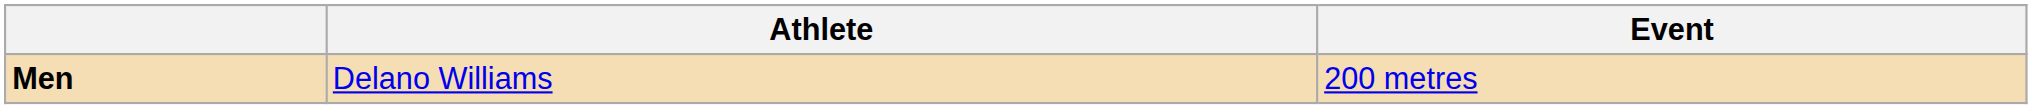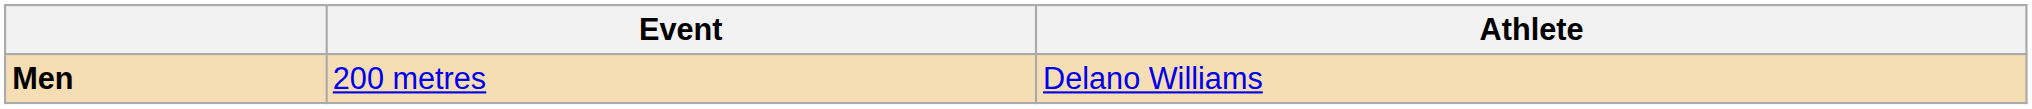columns swapped: (1672, 30) <-> (821, 30)
